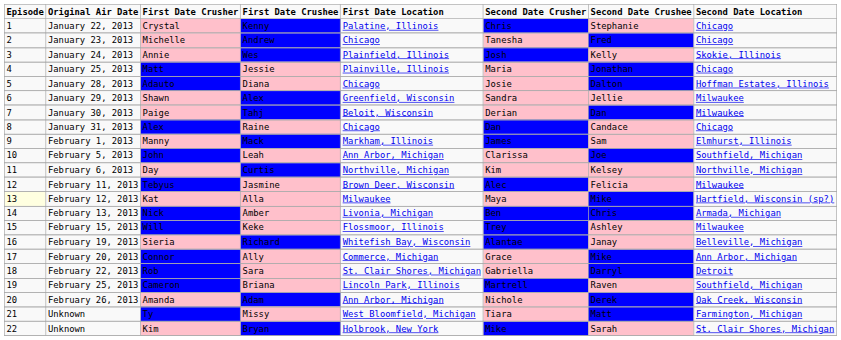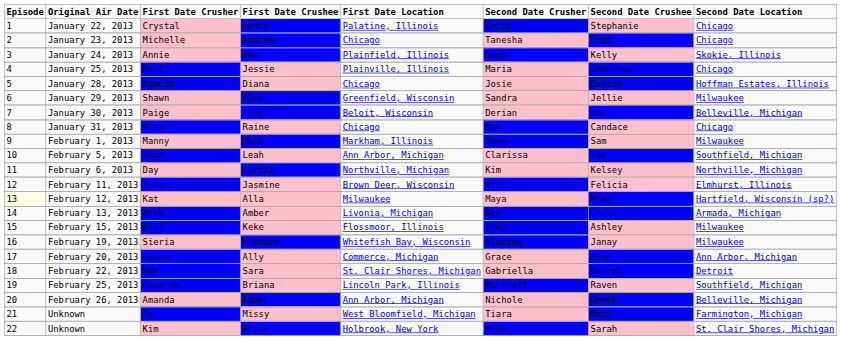(720, 112) Milwaukee -> (749, 112) Belleville, Michigan
(744, 141) Elmhurst, Illinois -> (720, 141) Milwaukee
(720, 184) Milwaukee -> (744, 184) Elmhurst, Illinois
(749, 242) Belleville, Michigan -> (720, 242) Milwaukee
(749, 300) Oak Creek, Wisconsin -> (749, 300) Belleville, Michigan
